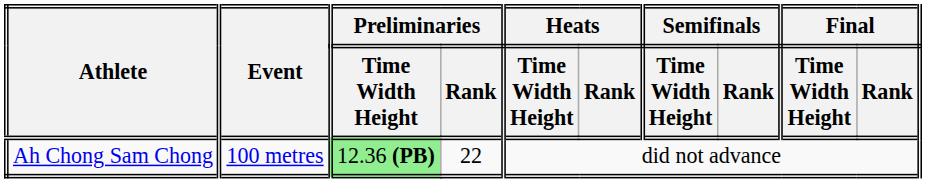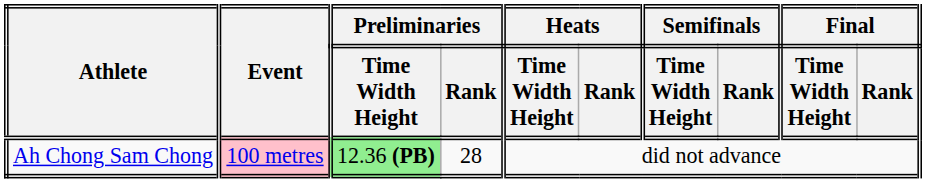(275, 156) no background -> (275, 156) pink background
(471, 156) 22 -> (471, 156) 28
